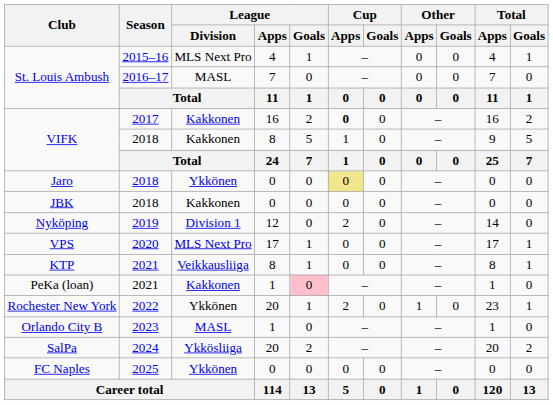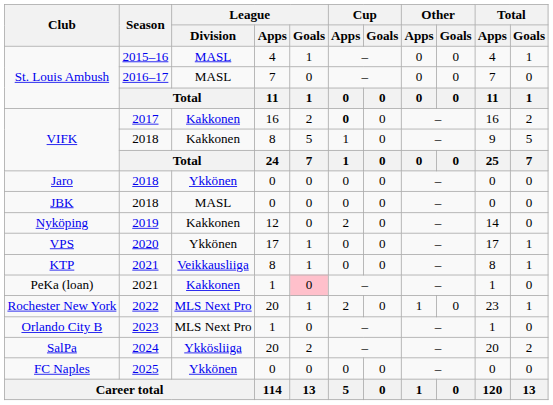(213, 56) MLS Next Pro -> (213, 56) MASL
(346, 181) khaki background -> (346, 181) no background
(213, 202) Kakkonen -> (213, 202) MASL
(213, 222) Division 1 -> (213, 222) Kakkonen
(213, 243) MLS Next Pro -> (213, 243) Ykkönen
(213, 306) Ykkönen -> (213, 306) MLS Next Pro
(213, 327) MASL -> (213, 327) MLS Next Pro
